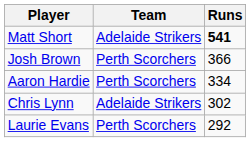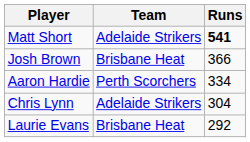(146, 59) Perth Scorchers -> (140, 59) Brisbane Heat
(219, 103) 302 -> (219, 103) 304
(146, 125) Perth Scorchers -> (140, 125) Brisbane Heat
